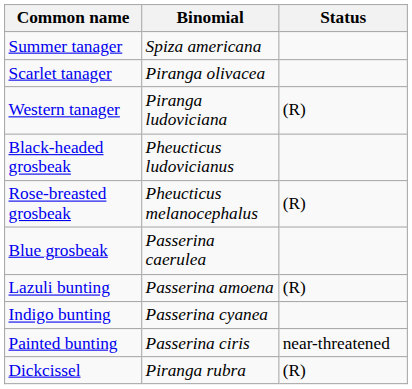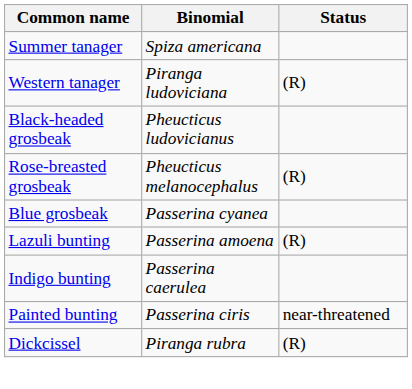- row: (60, 73)
(180, 250) Passerina caerulea -> (207, 213) Passerina cyanea
(207, 315) Passerina cyanea -> (180, 278) Passerina caerulea
